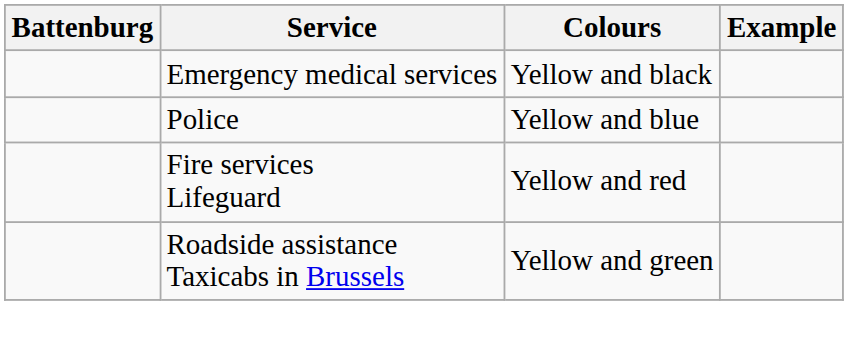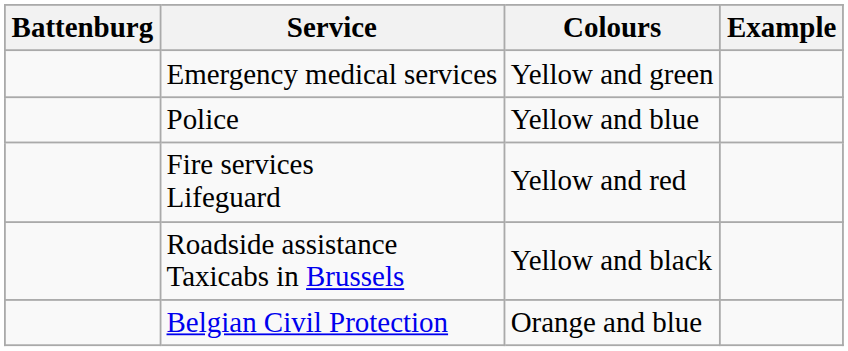(611, 73) Yellow and black -> (612, 73) Yellow and green
(612, 260) Yellow and green -> (611, 260) Yellow and black
+ row: (307, 322)
